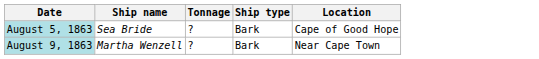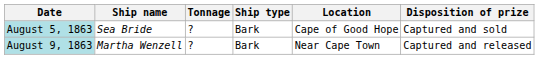+ column: (467, 13)
